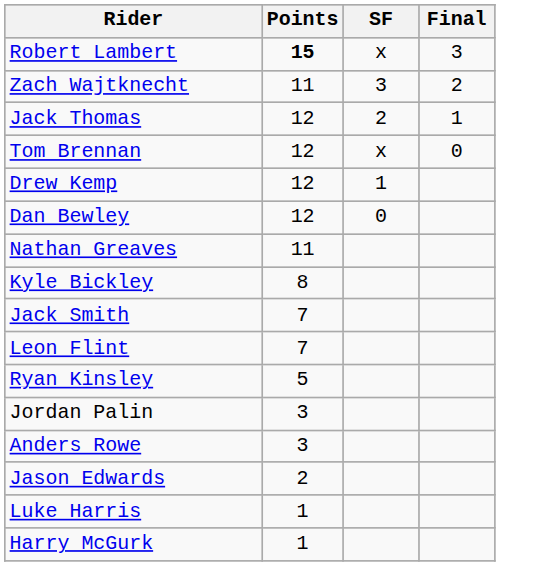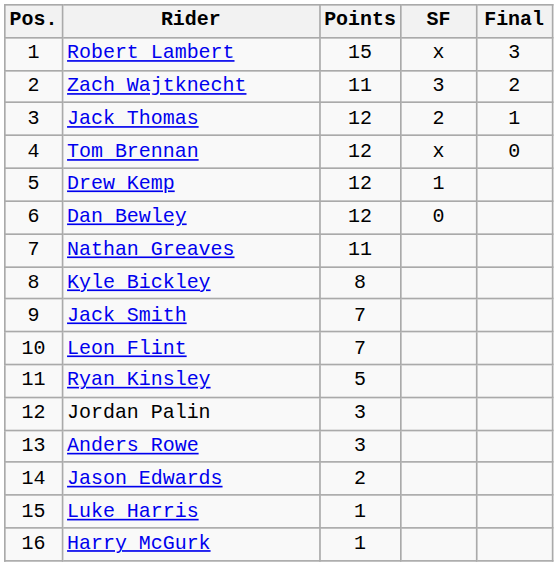+ column: (34, 21)
(303, 54) bold -> (360, 54) normal
